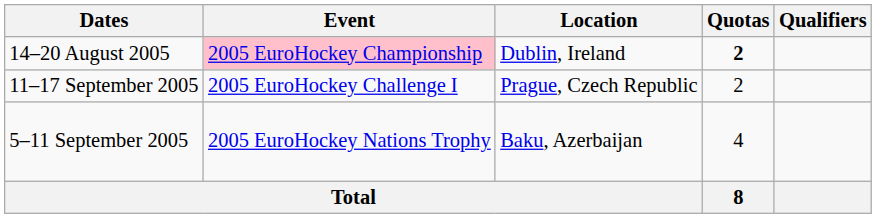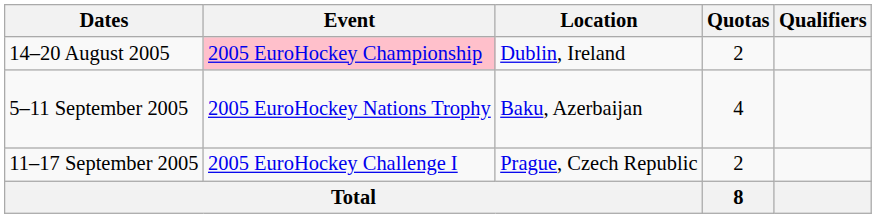(738, 53) bold -> (738, 53) normal
rows swapped: (99, 141) <-> (104, 85)
